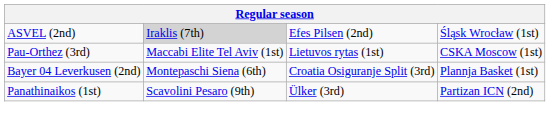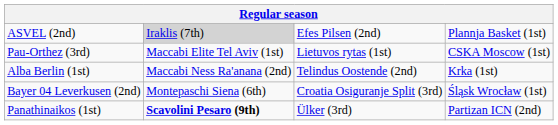(489, 33) Śląsk Wrocław (1st) -> (497, 33) Plannja Basket (1st)
+ row: (48, 71)
(489, 71) Plannja Basket (1st) -> (497, 91) Śląsk Wrocław (1st)
(200, 91) normal -> (203, 110) bold
